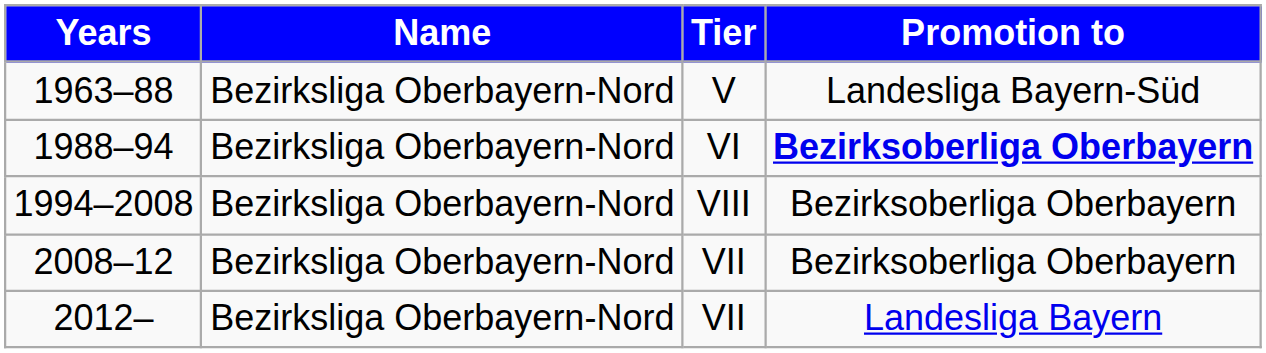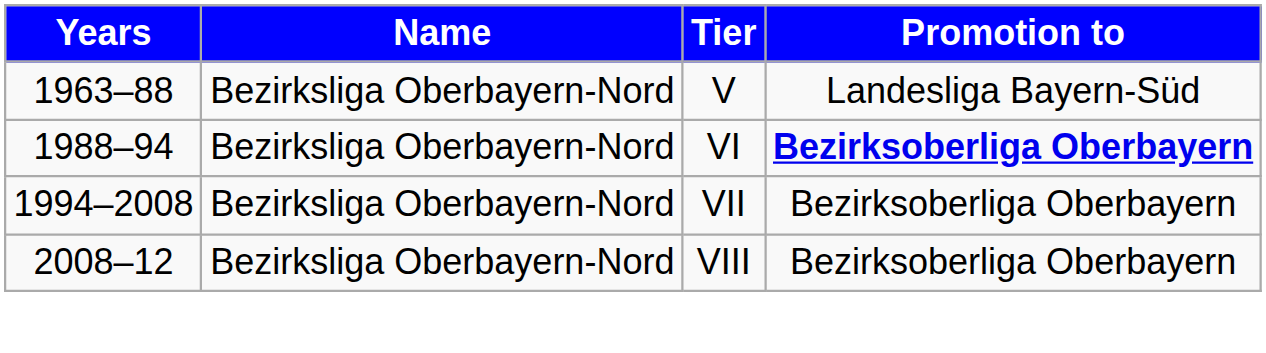(724, 204) VIII -> (724, 204) VII
(724, 261) VII -> (724, 261) VIII
- row: (104, 318)
